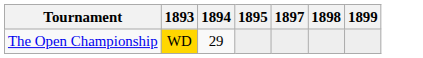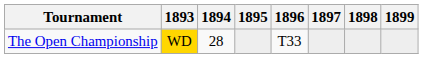+ column: (289, 16)
(216, 41) 29 -> (216, 41) 28
